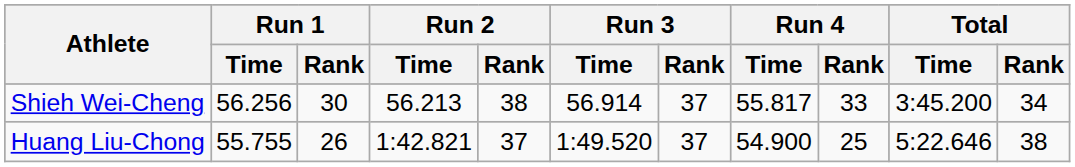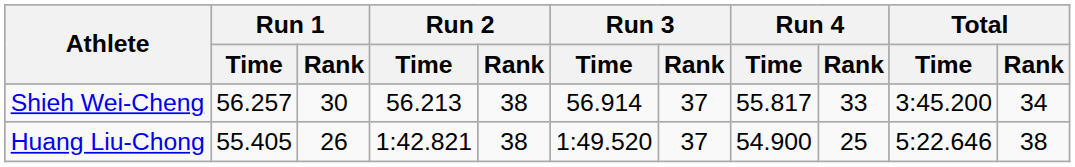(254, 103) 56.256 -> (254, 103) 56.257
(254, 142) 55.755 -> (254, 142) 55.405
(514, 142) 37 -> (514, 142) 38
